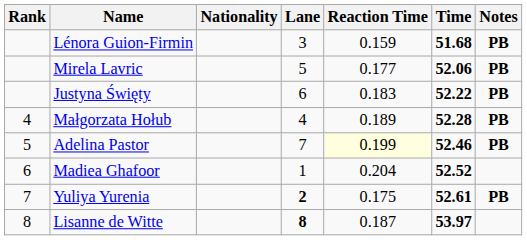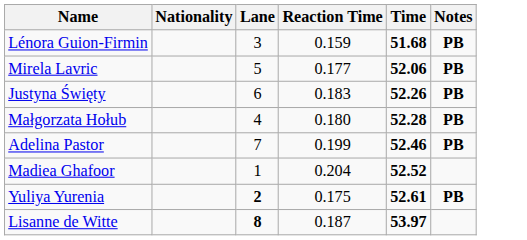- column: (27, 17)
(454, 94) 52.22 -> (408, 94) 52.26
(378, 119) 0.189 -> (333, 119) 0.180
(378, 145) lightyellow background -> (333, 145) no background
